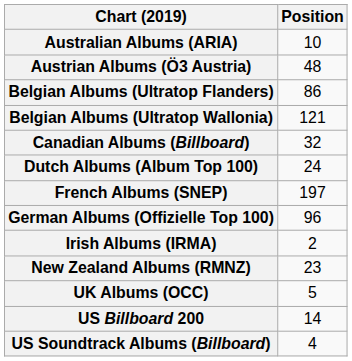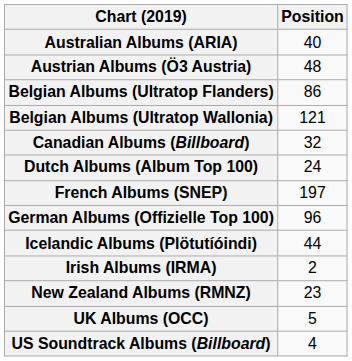(313, 42) 10 -> (313, 42) 40
+ row: (141, 243)
- row: (141, 318)
